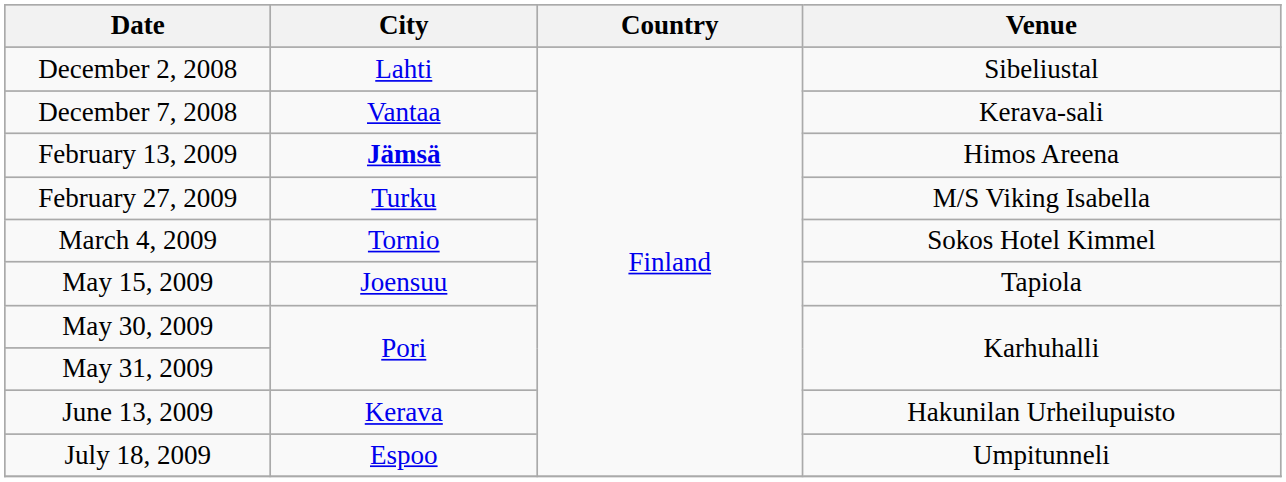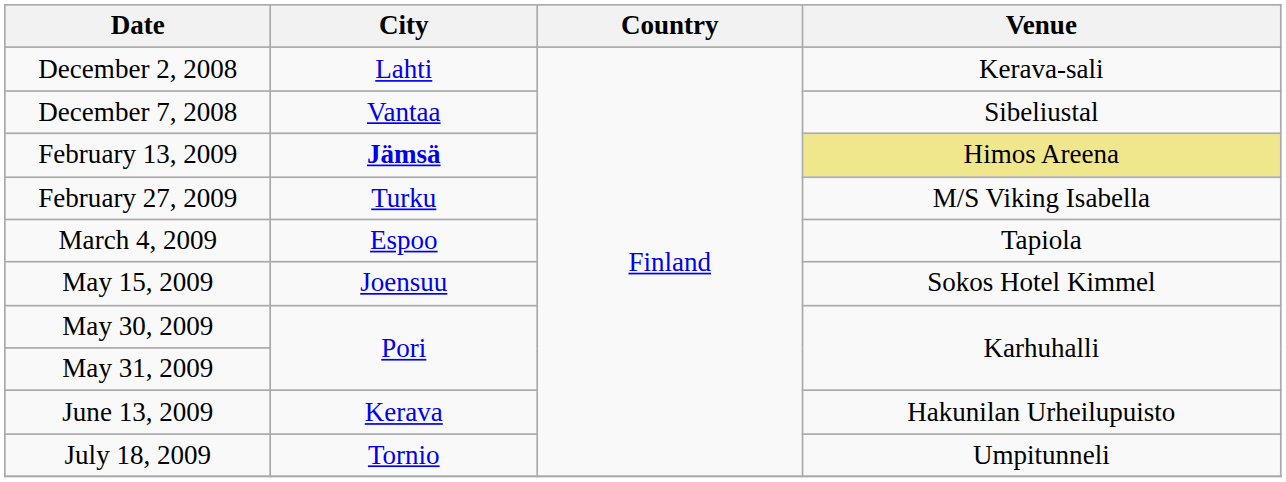(1041, 68) Sibeliustal -> (1041, 68) Kerava-sali
(1041, 111) Kerava-sali -> (1041, 111) Sibeliustal
(1041, 154) no background -> (1041, 154) khaki background
(404, 240) Tornio -> (404, 240) Espoo
(1041, 240) Sokos Hotel Kimmel -> (1041, 240) Tapiola
(1041, 283) Tapiola -> (1041, 283) Sokos Hotel Kimmel
(404, 454) Espoo -> (404, 454) Tornio
